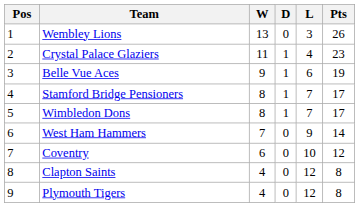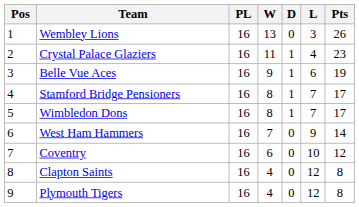+ column: (243, 14)
